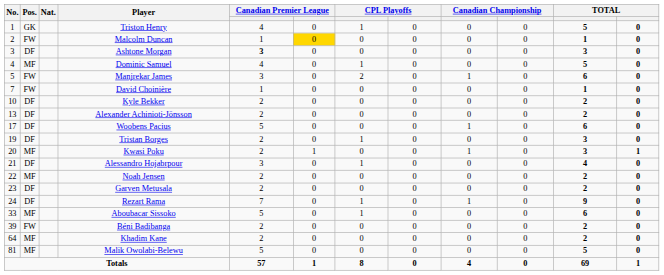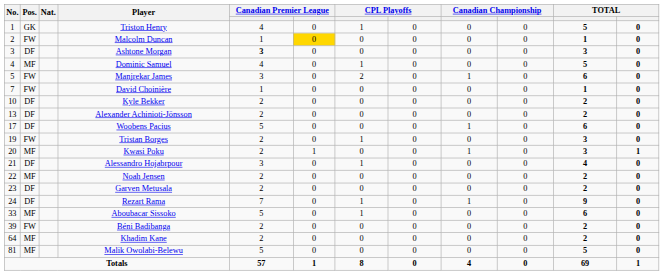(30, 138) DF -> (30, 138) FW
